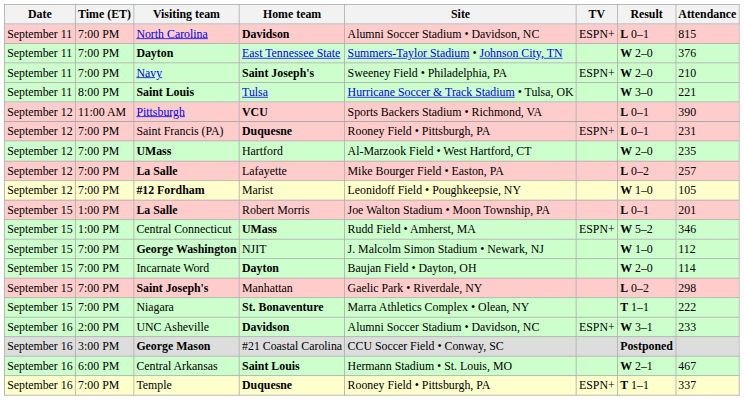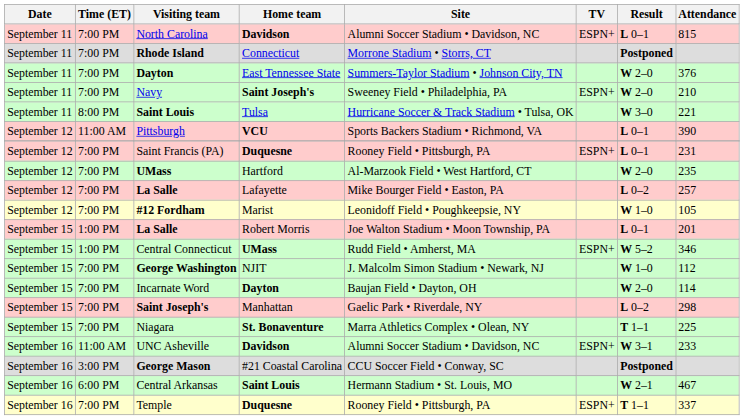+ row: (170, 53)
(687, 307) 222 -> (687, 327) 225
(99, 327) 2:00 PM -> (102, 346) 11:00 AM
